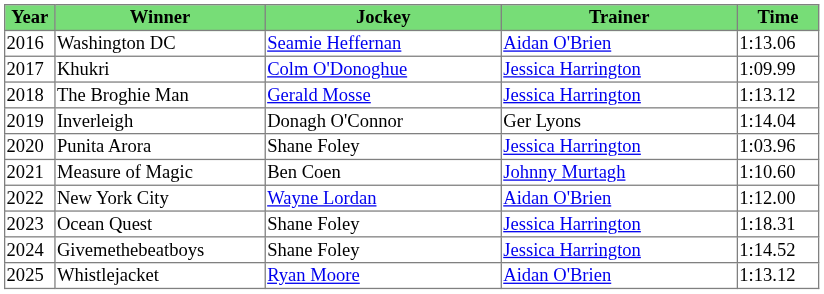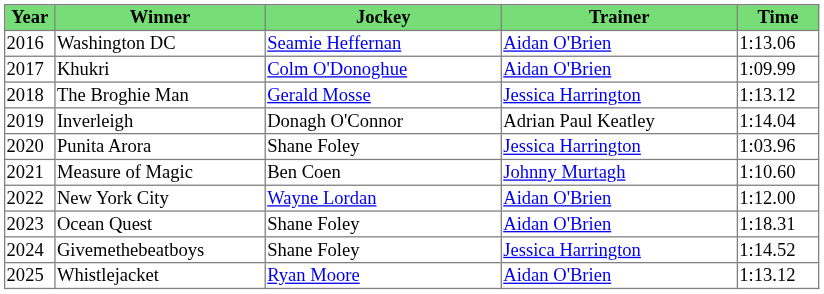(572, 68) Jessica Harrington -> (557, 68) Aidan O'Brien
(542, 120) Ger Lyons -> (579, 120) Adrian Paul Keatley
(572, 223) Jessica Harrington -> (557, 223) Aidan O'Brien
